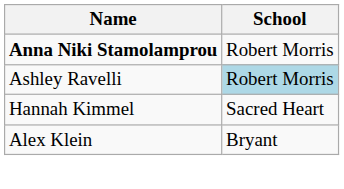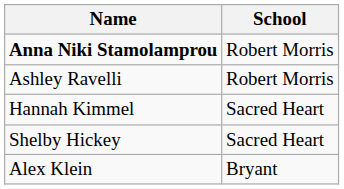(280, 79) lightblue background -> (280, 79) no background
+ row: (65, 139)
